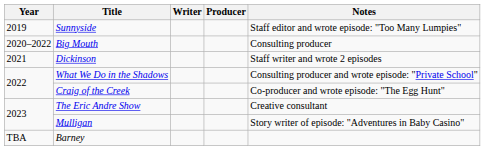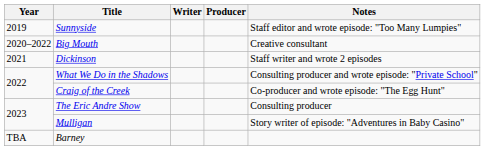(291, 43) Consulting producer -> (289, 43) Creative consultant
(289, 106) Creative consultant -> (291, 106) Consulting producer
